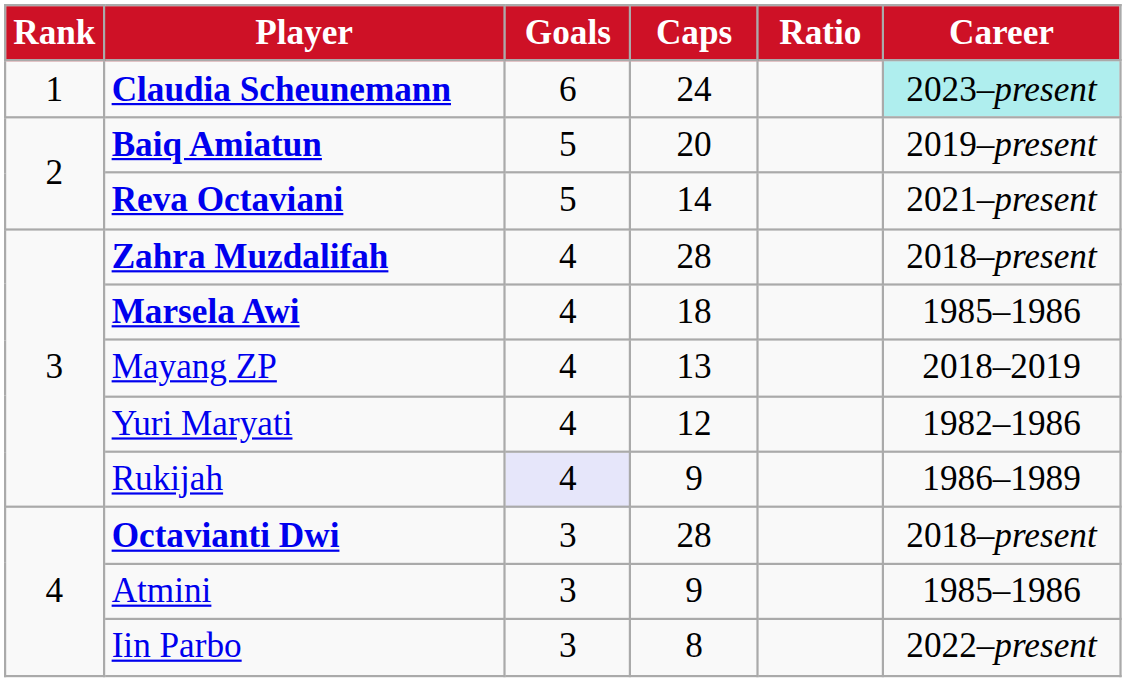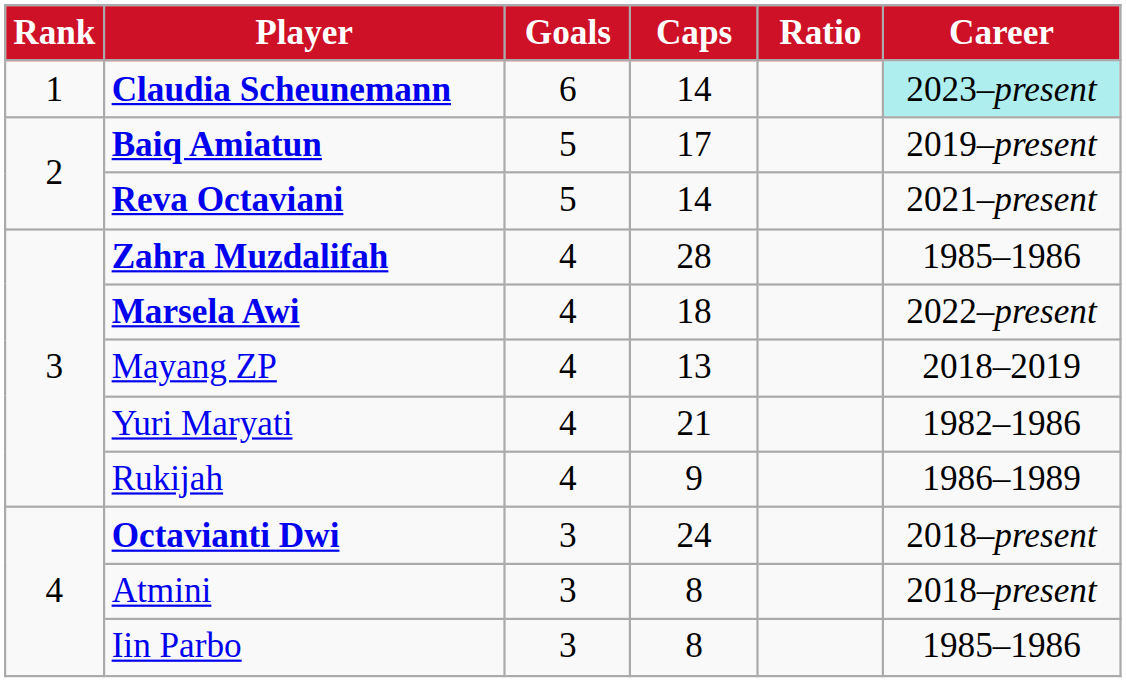(694, 88) 24 -> (694, 88) 14
(694, 144) 20 -> (694, 144) 17
(1002, 255) 2018–present -> (1002, 255) 1985–1986
(1002, 311) 1985–1986 -> (1002, 311) 2022–present
(694, 423) 12 -> (694, 423) 21
(568, 479) lavender background -> (568, 479) no background
(694, 534) 28 -> (694, 534) 24
(694, 590) 9 -> (694, 590) 8
(1002, 590) 1985–1986 -> (1002, 590) 2018–present
(1002, 646) 2022–present -> (1002, 646) 1985–1986
